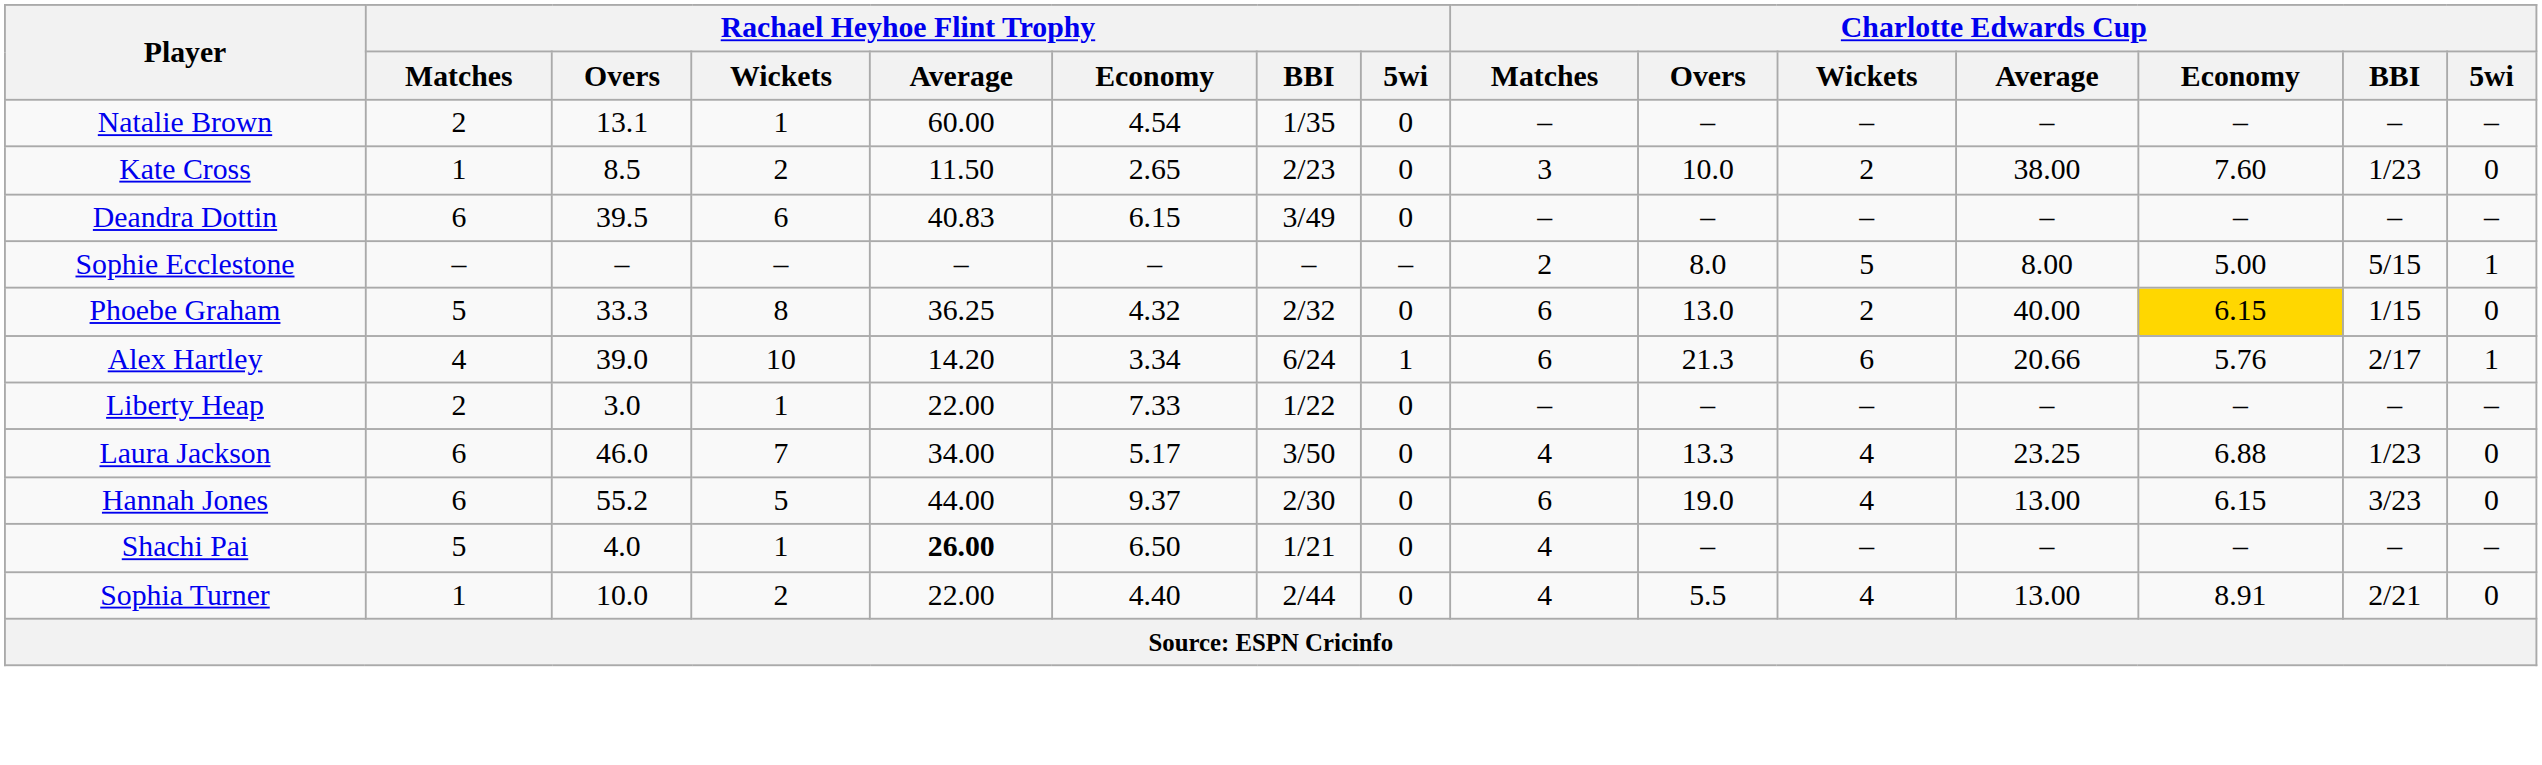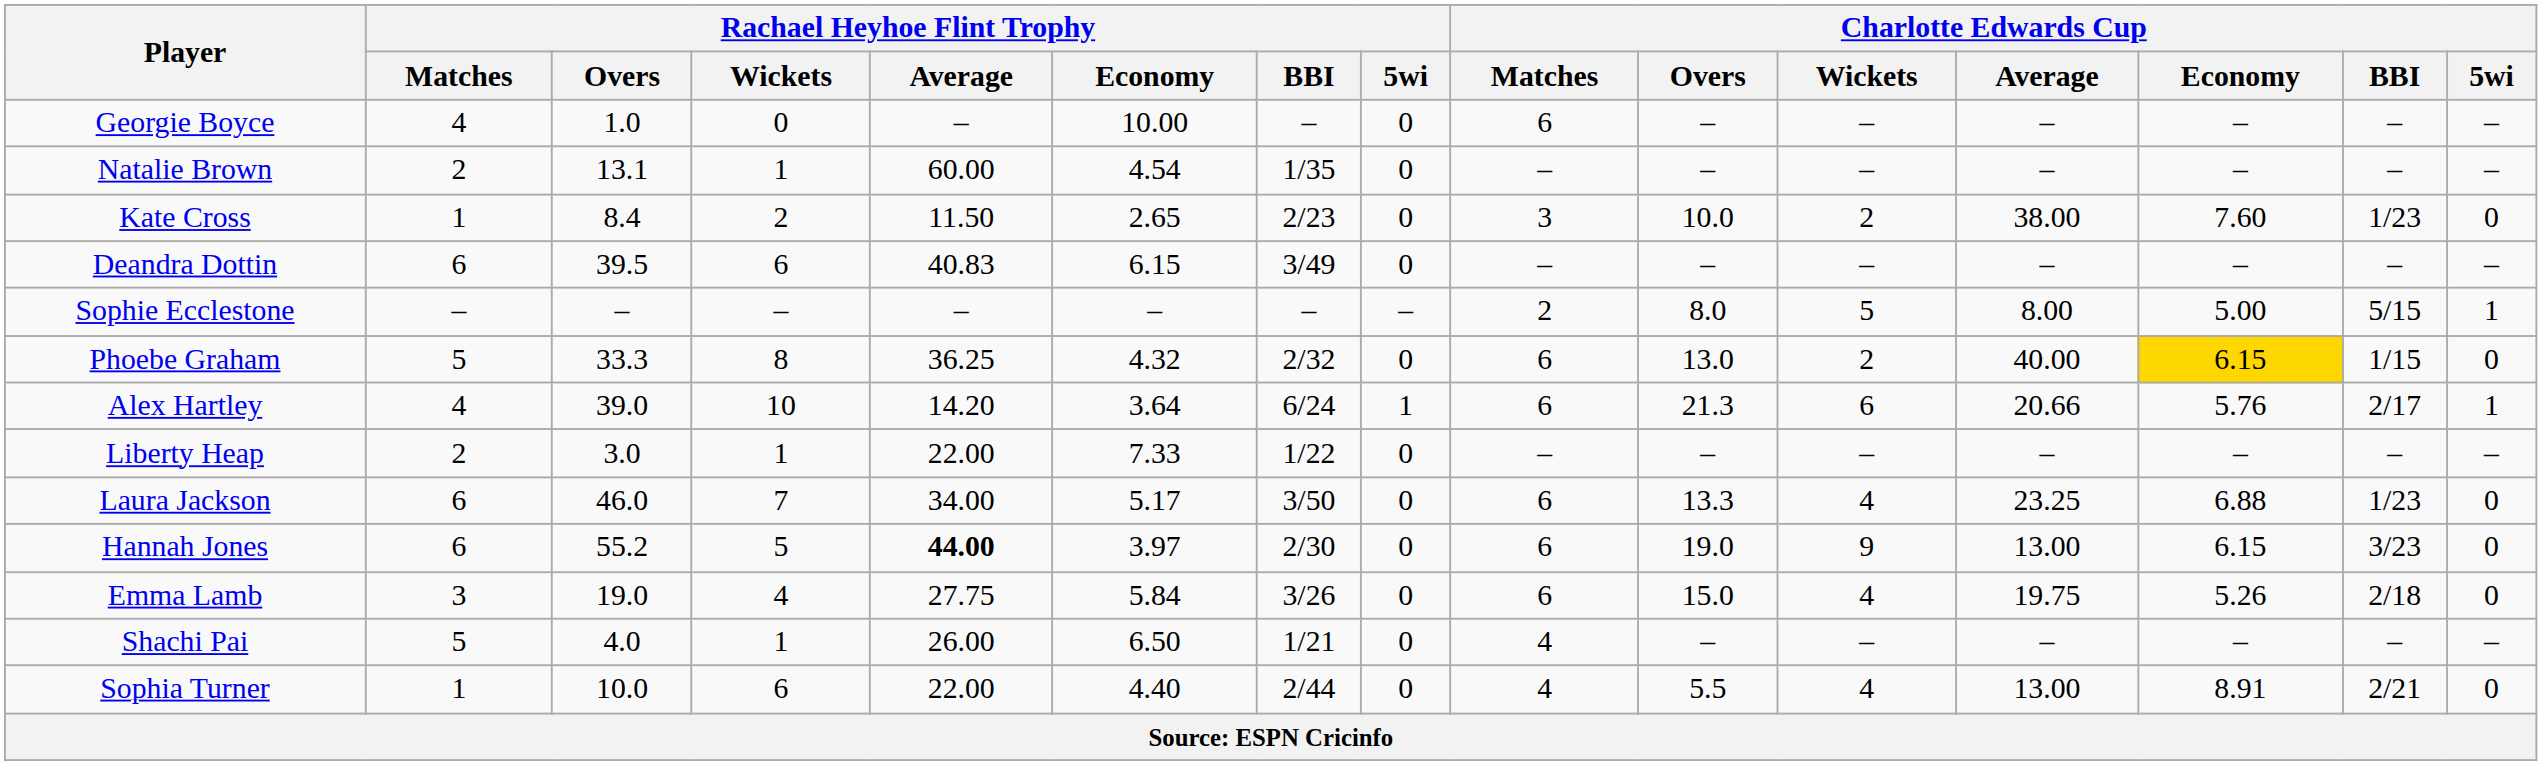+ row: (185, 122)
(622, 169) 8.5 -> (622, 216) 8.4
(1155, 358) 3.34 -> (1155, 405) 3.64
(1545, 452) 4 -> (1545, 500) 6
(961, 500) normal -> (961, 547) bold
(1155, 500) 9.37 -> (1155, 547) 3.97
(1867, 500) 4 -> (1867, 547) 9
+ row: (185, 594)
(961, 547) bold -> (961, 641) normal
(781, 594) 2 -> (781, 688) 6
